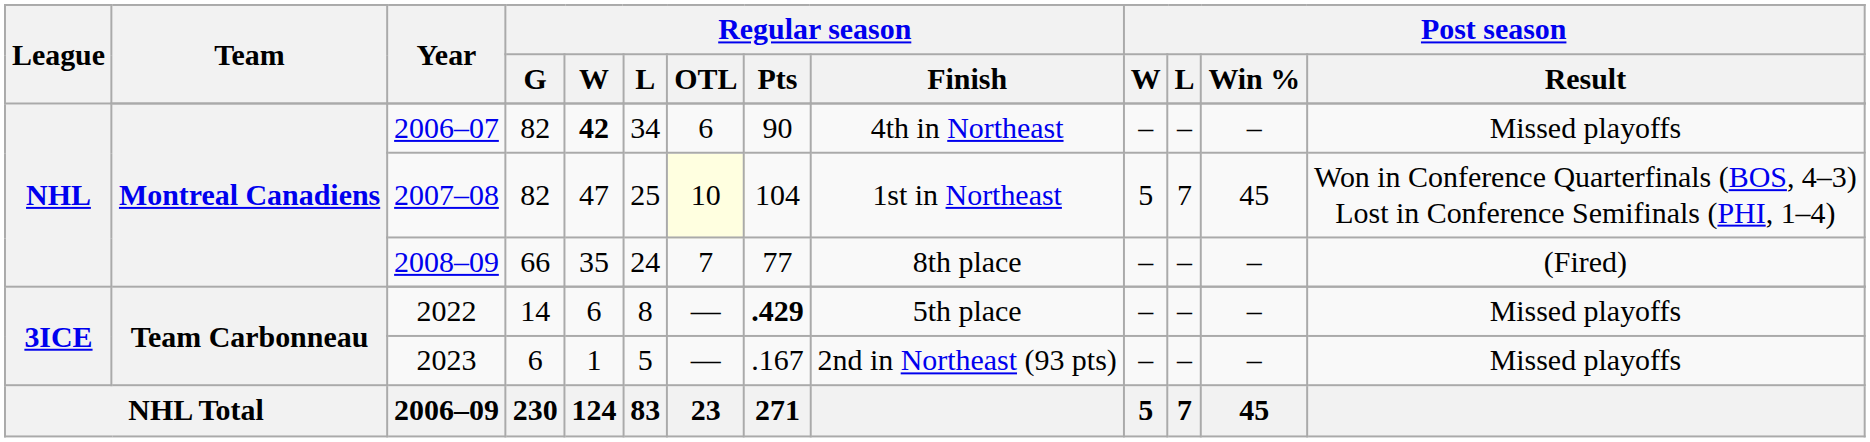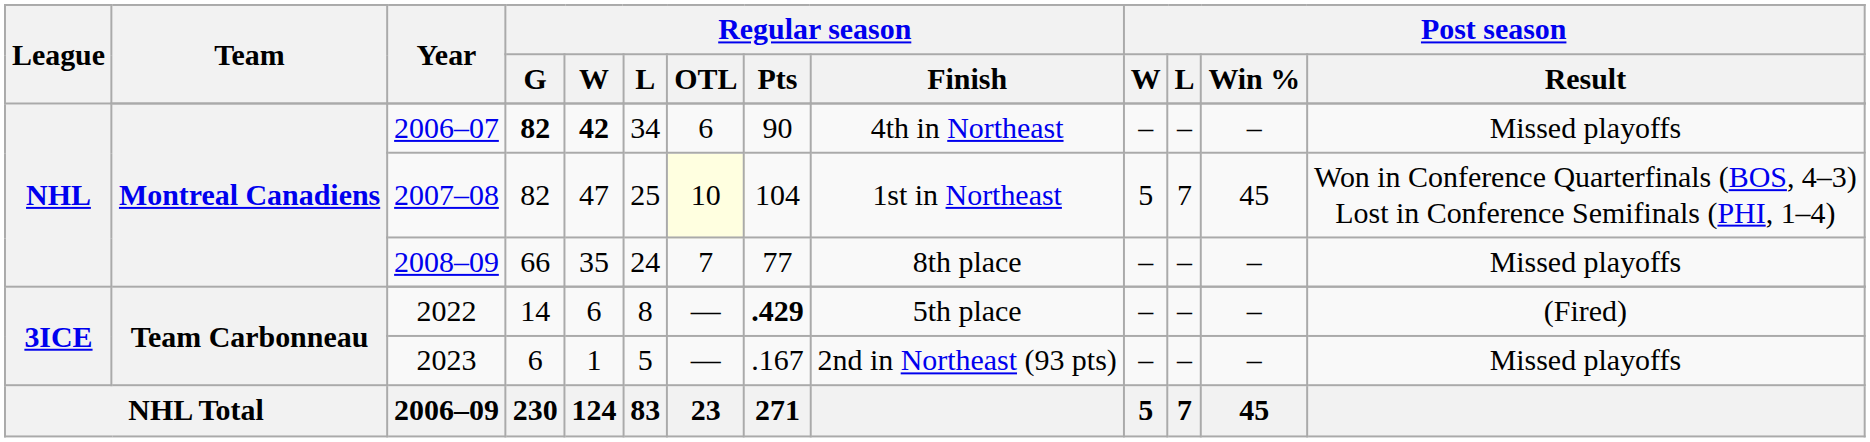(535, 128) normal -> (535, 128) bold
(1585, 262) (Fired) -> (1585, 262) Missed playoffs
(1585, 311) Missed playoffs -> (1585, 311) (Fired)
